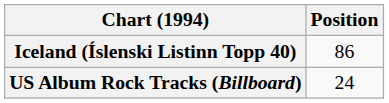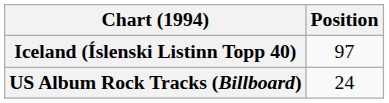(344, 51) 86 -> (344, 51) 97
